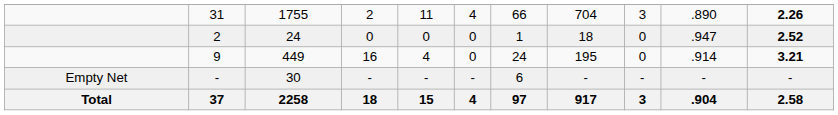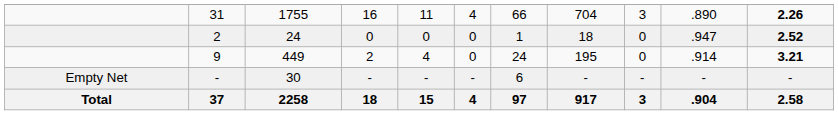(370, 15) 2 -> (370, 15) 16
(370, 57) 16 -> (370, 57) 2
